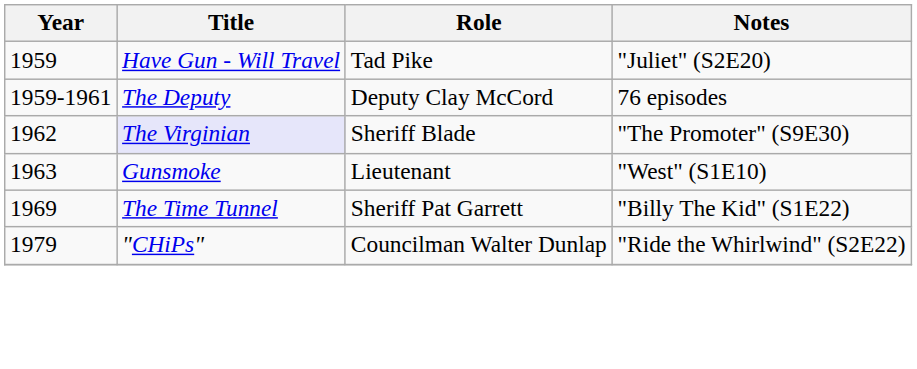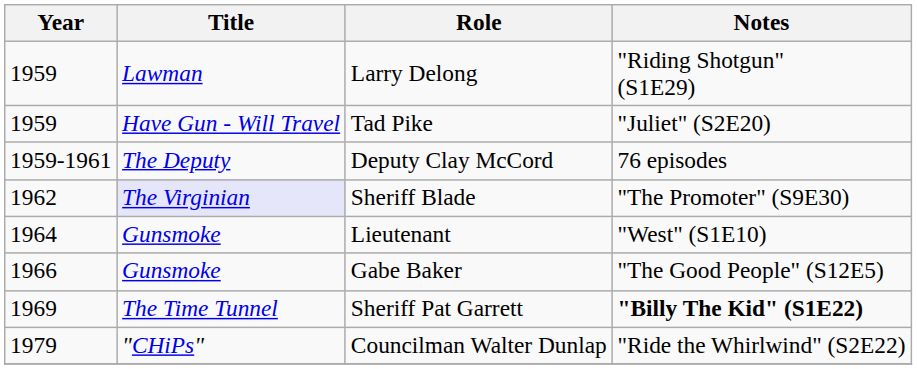+ row: (414, 73)
(33, 171) 1963 -> (33, 234) 1964
+ row: (406, 271)
(734, 208) normal -> (740, 308) bold
